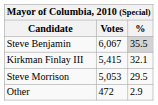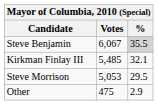(110, 60) 5,415 -> (110, 60) 5,485
(106, 92) 472 -> (106, 92) 475
